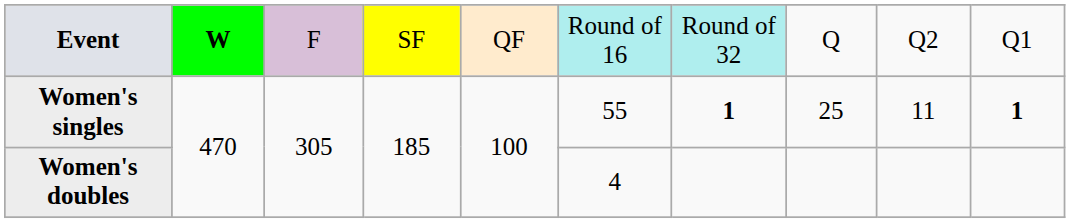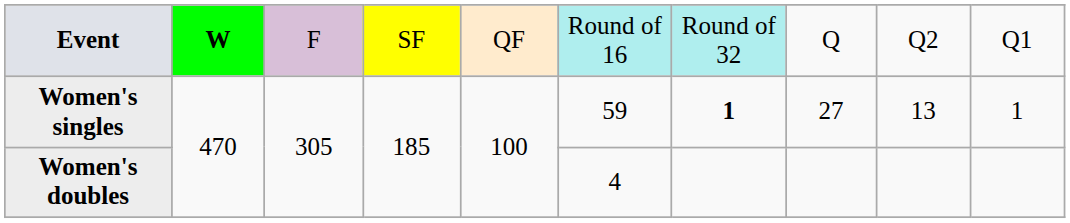(615, 111) 55 -> (615, 111) 59
(831, 111) 25 -> (831, 111) 27
(923, 111) 11 -> (923, 111) 13
(1017, 111) bold -> (1017, 111) normal
